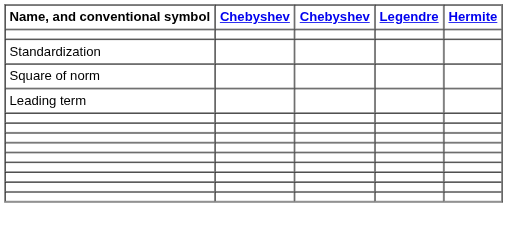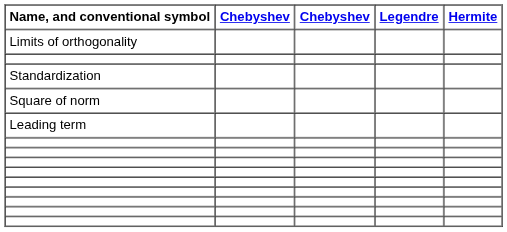+ row: (73, 41)
